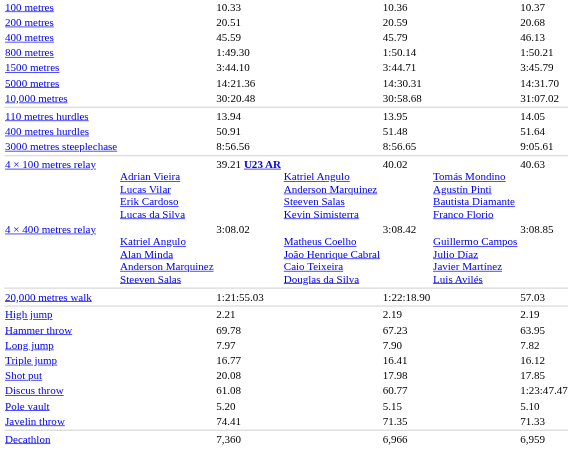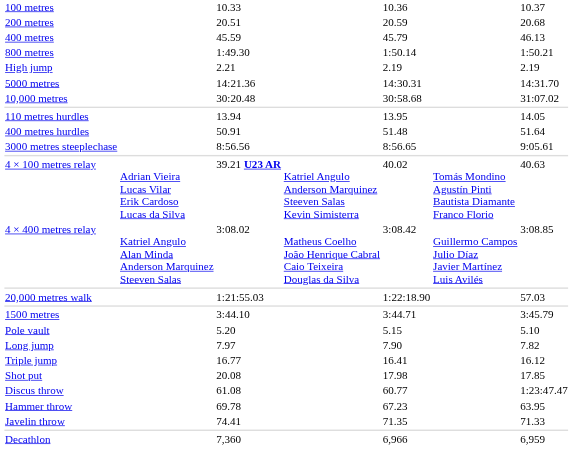rows swapped: (32, 68) <-> (29, 315)
rows swapped: (27, 406) <-> (39, 330)
